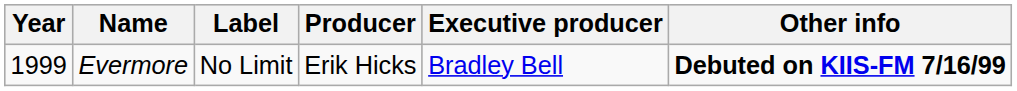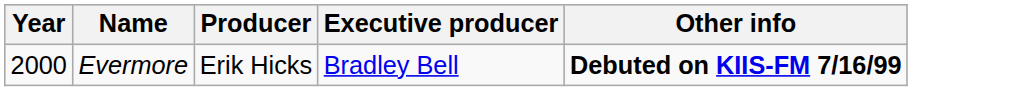- column: (246, 24)
(39, 64) 1999 -> (39, 64) 2000
